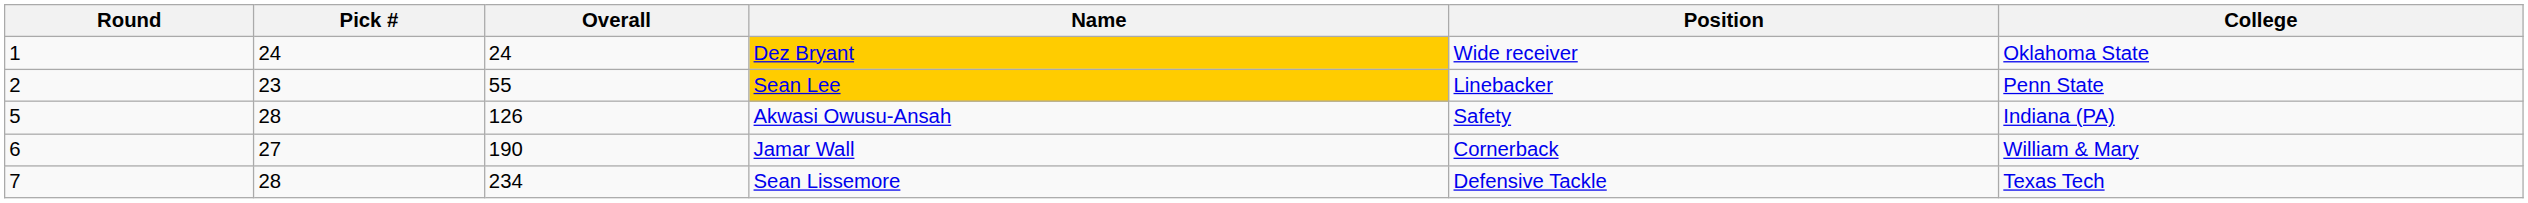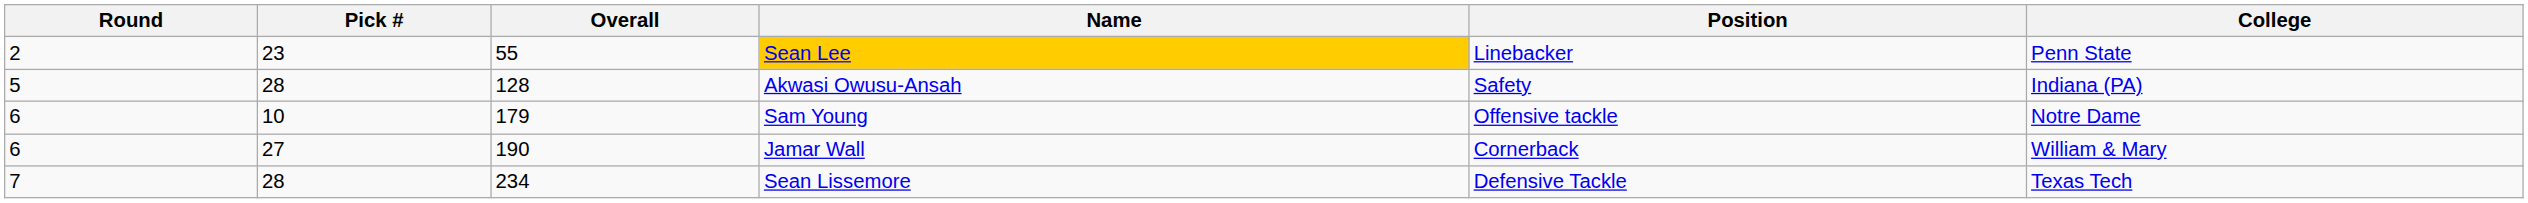- row: (804, 52)
(506, 117) 126 -> (512, 85) 128
+ row: (816, 117)
